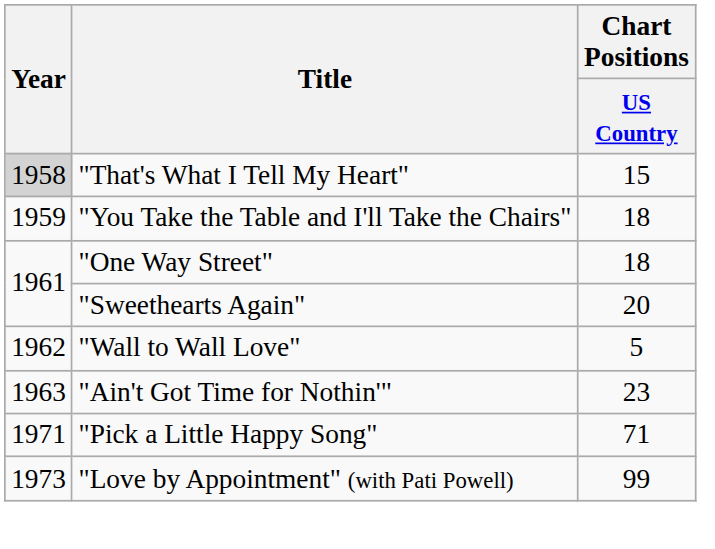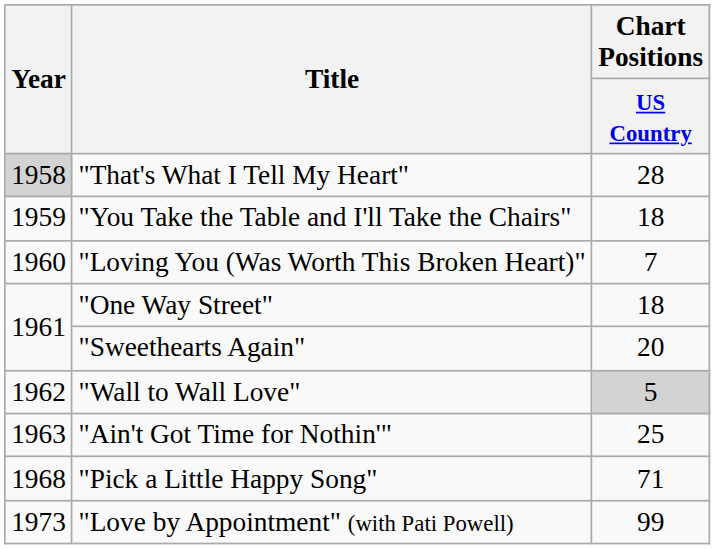(636, 174) 15 -> (651, 174) 28
+ row: (332, 261)
(636, 348) no background -> (651, 391) lightgrey background
(636, 391) 23 -> (651, 434) 25
(39, 434) 1971 -> (39, 478) 1968
